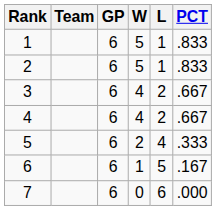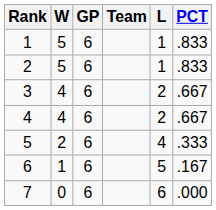columns swapped: (74, 17) <-> (139, 17)
